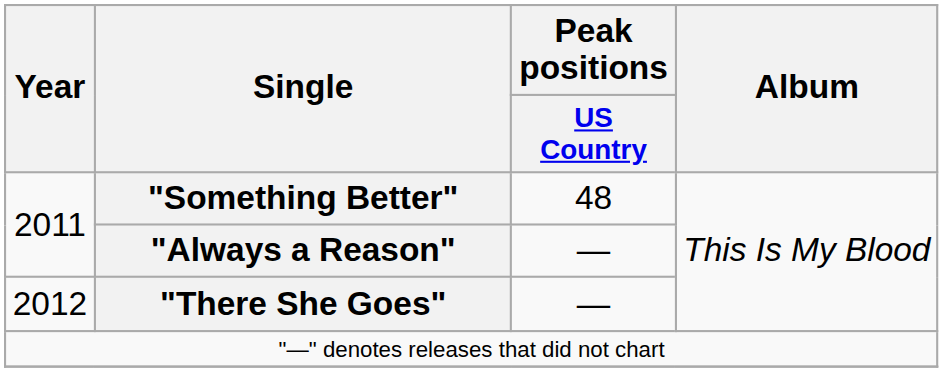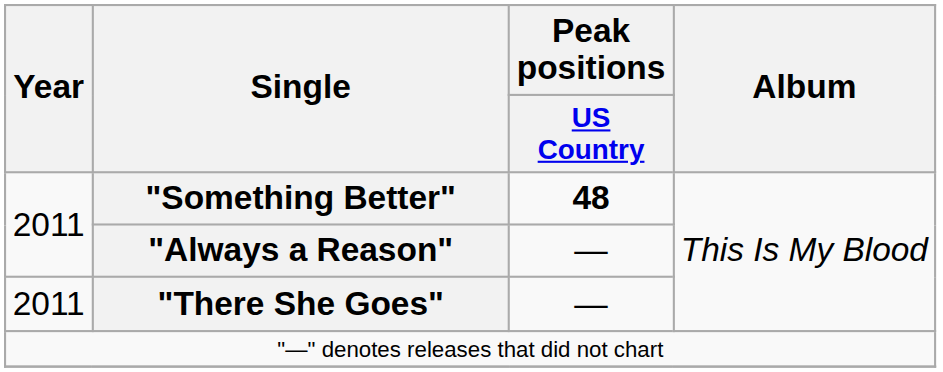(594, 197) normal -> (591, 197) bold
(50, 303) 2012 -> (49, 303) 2011
